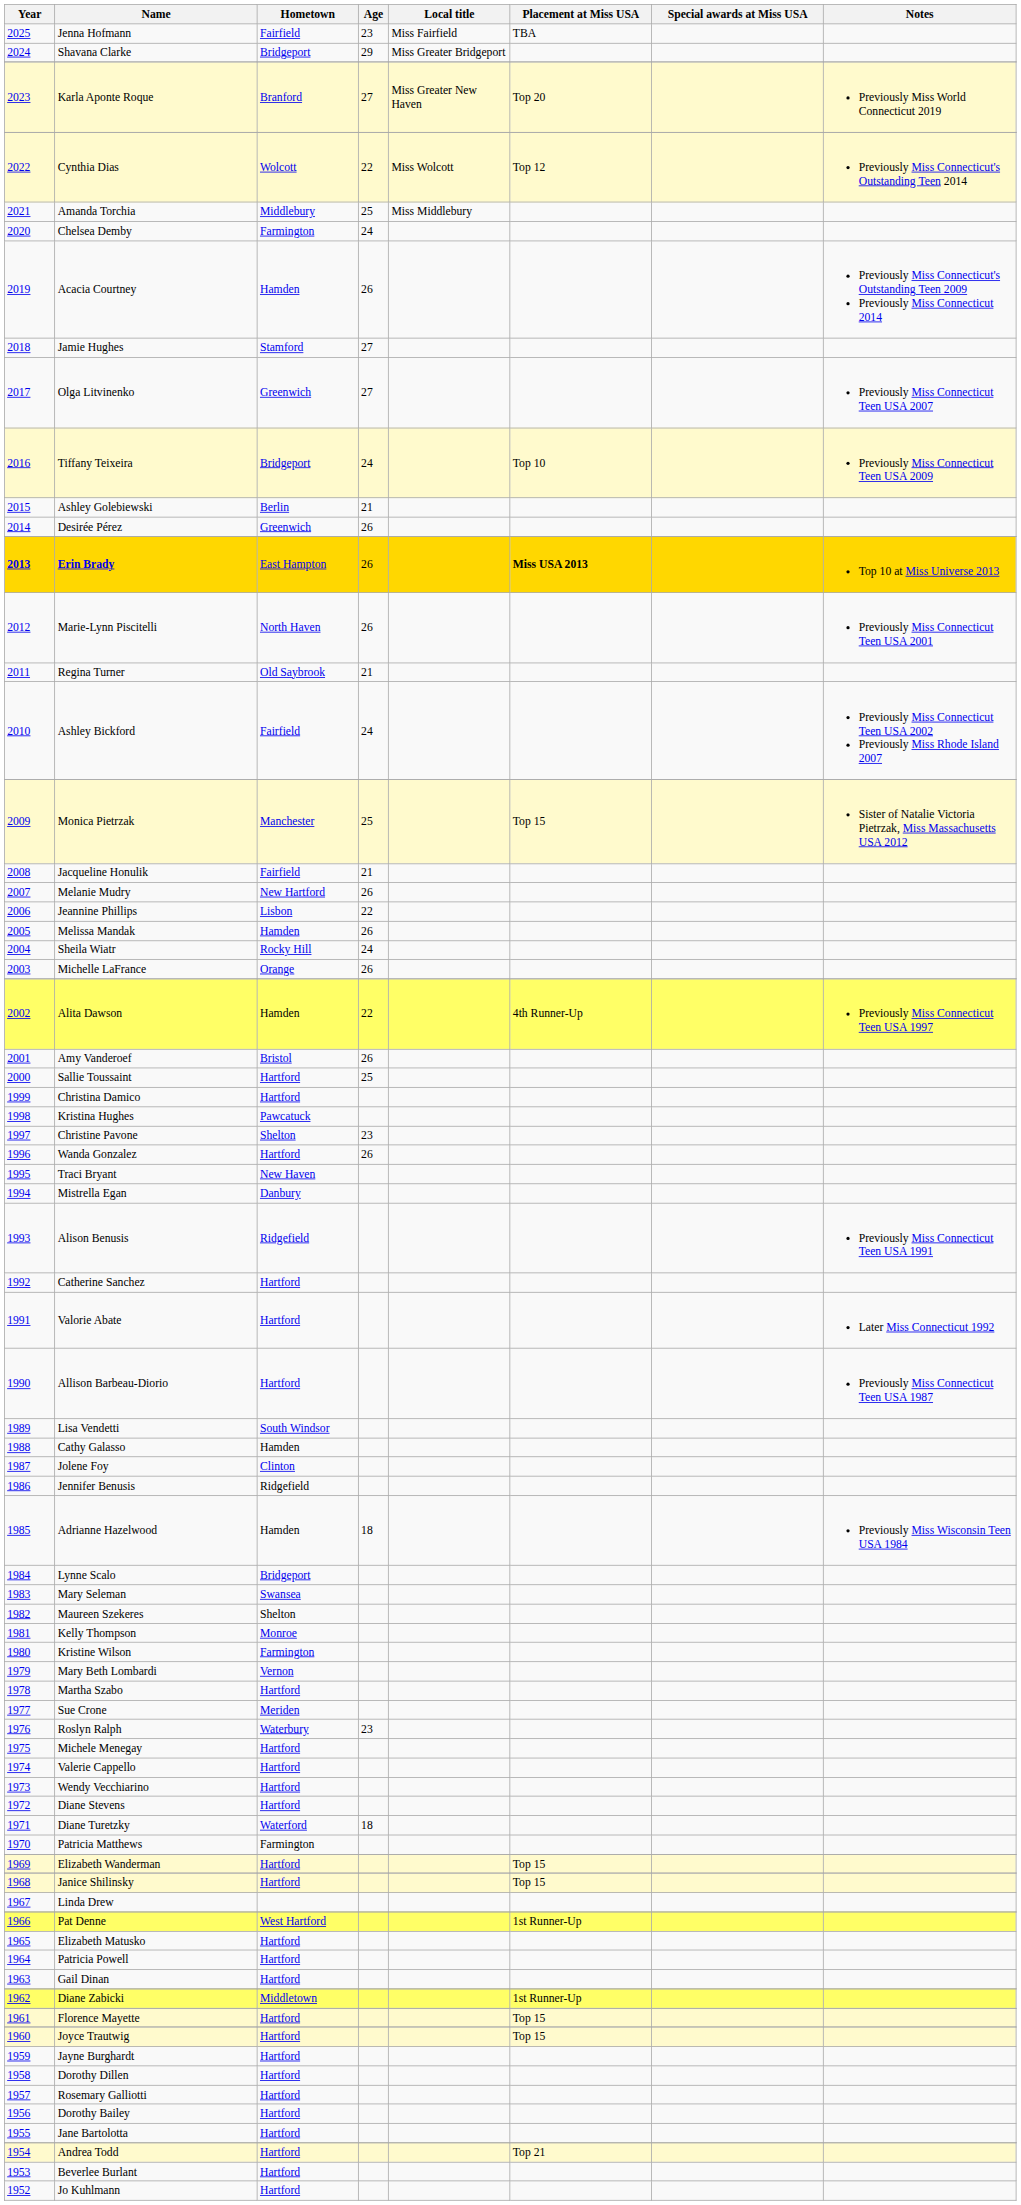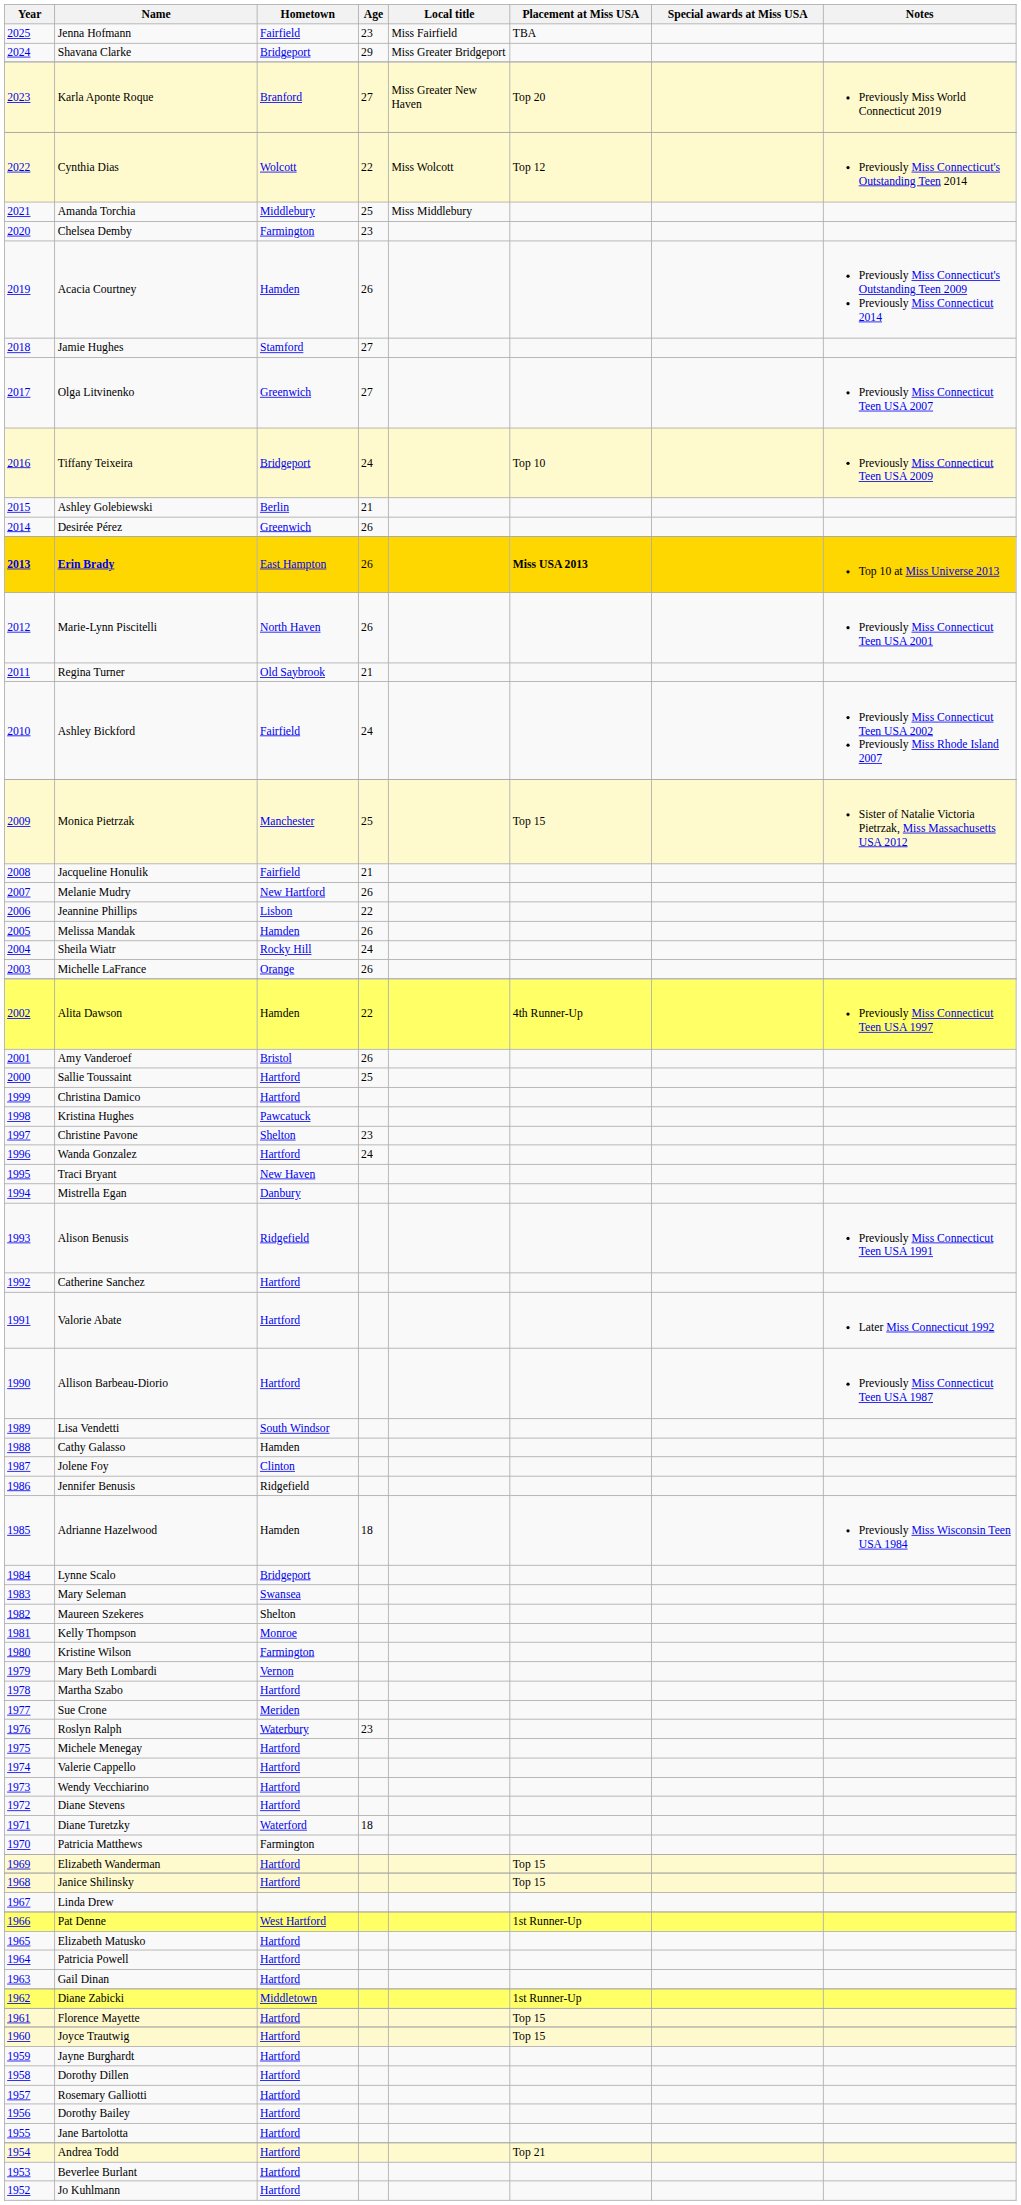(367, 231) 24 -> (367, 231) 23
(367, 1155) 26 -> (367, 1155) 24
